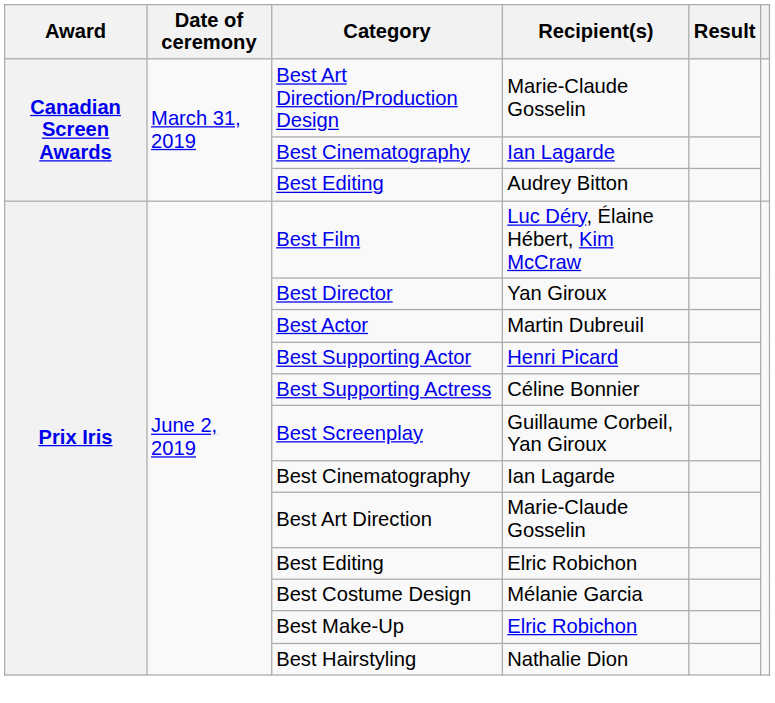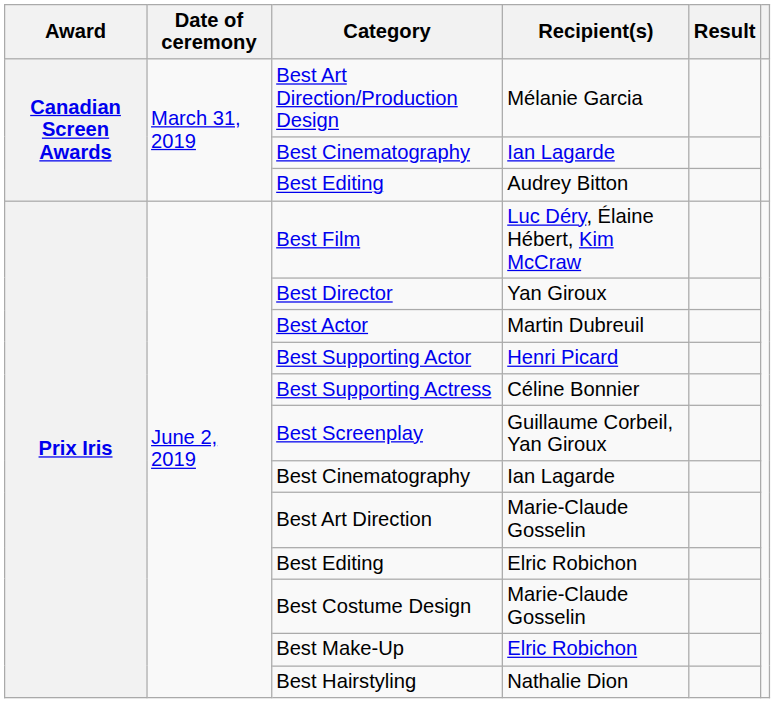(568, 97) Marie-Claude Gosselin -> (575, 97) Mélanie Garcia
(575, 594) Mélanie Garcia -> (568, 606) Marie-Claude Gosselin
